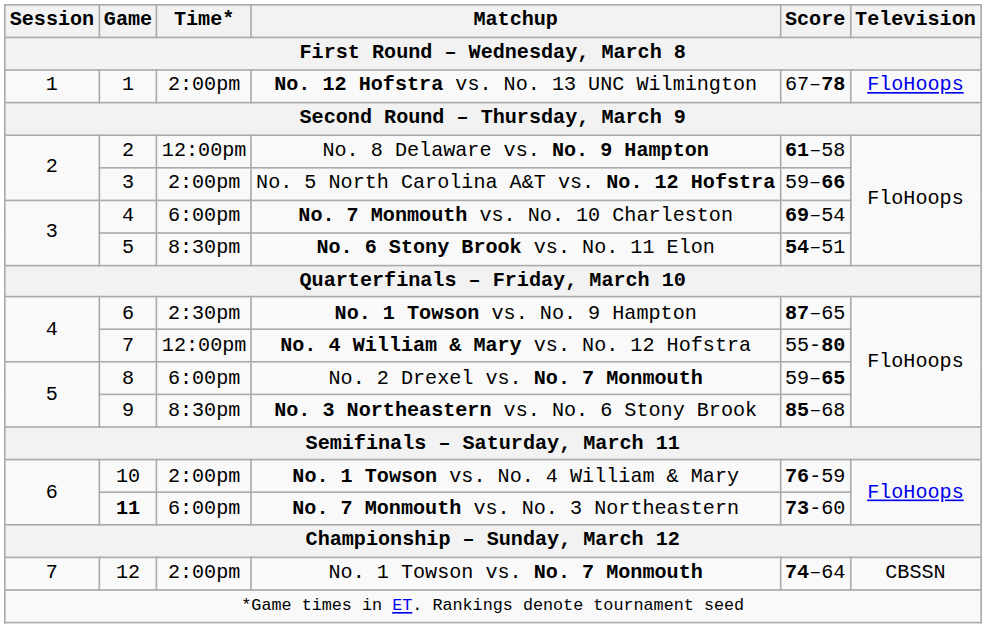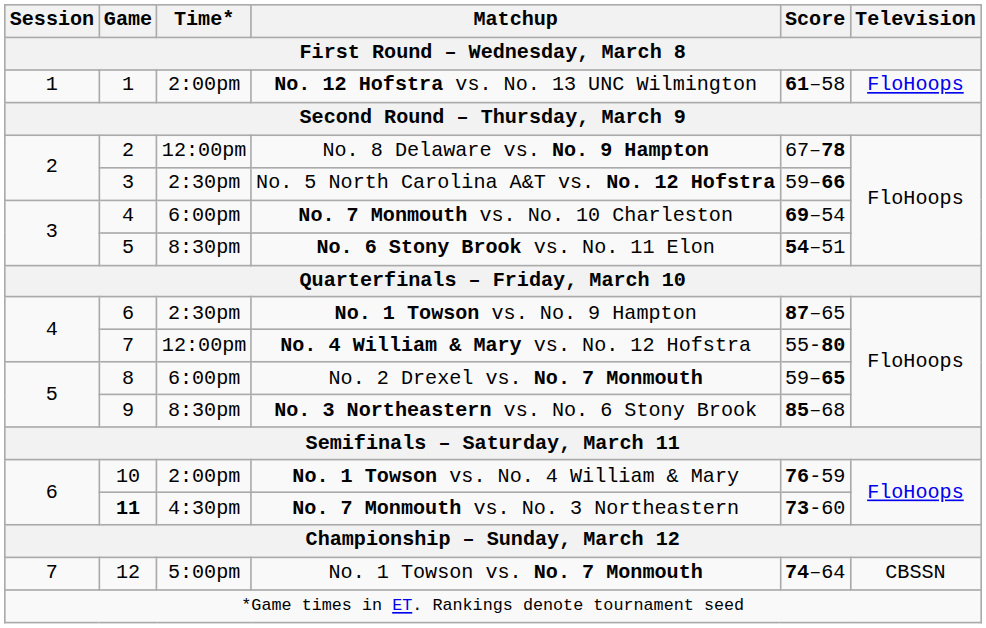(815, 86) 67–78 -> (815, 86) 61–58
(815, 151) 61–58 -> (815, 151) 67–78
(204, 184) 2:00pm -> (204, 184) 2:30pm
(204, 509) 6:00pm -> (204, 509) 4:30pm
(204, 574) 2:00pm -> (204, 574) 5:00pm
